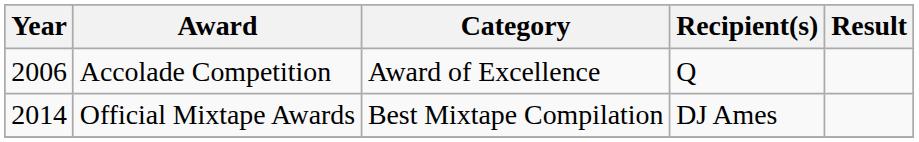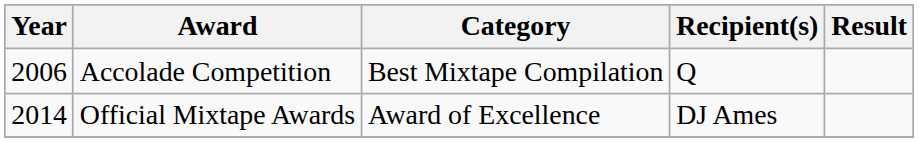(484, 70) Award of Excellence -> (516, 70) Best Mixtape Compilation
(516, 114) Best Mixtape Compilation -> (484, 114) Award of Excellence
